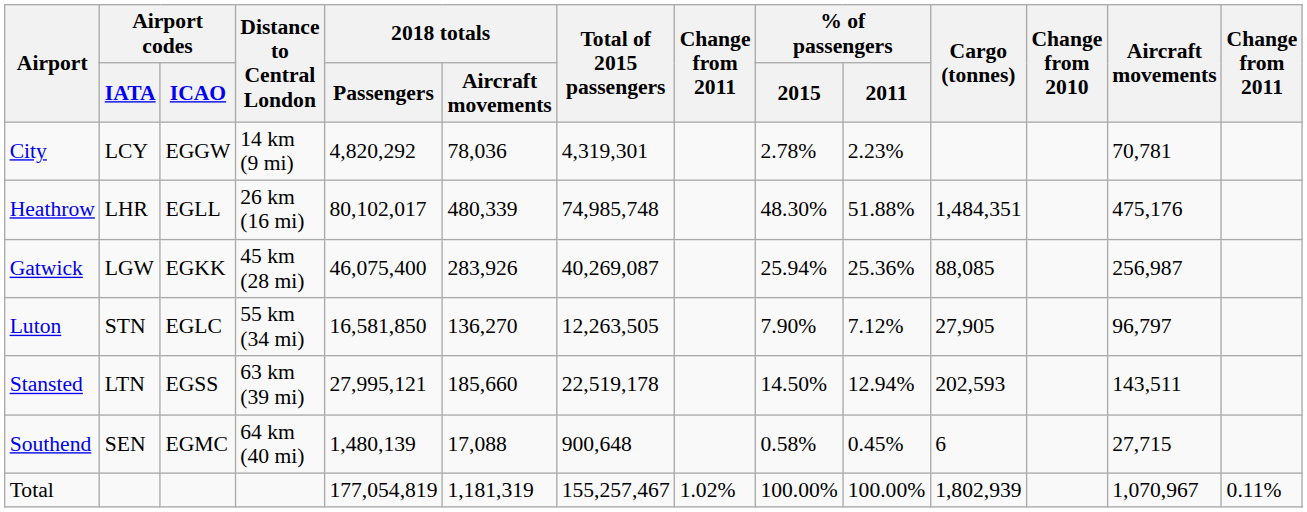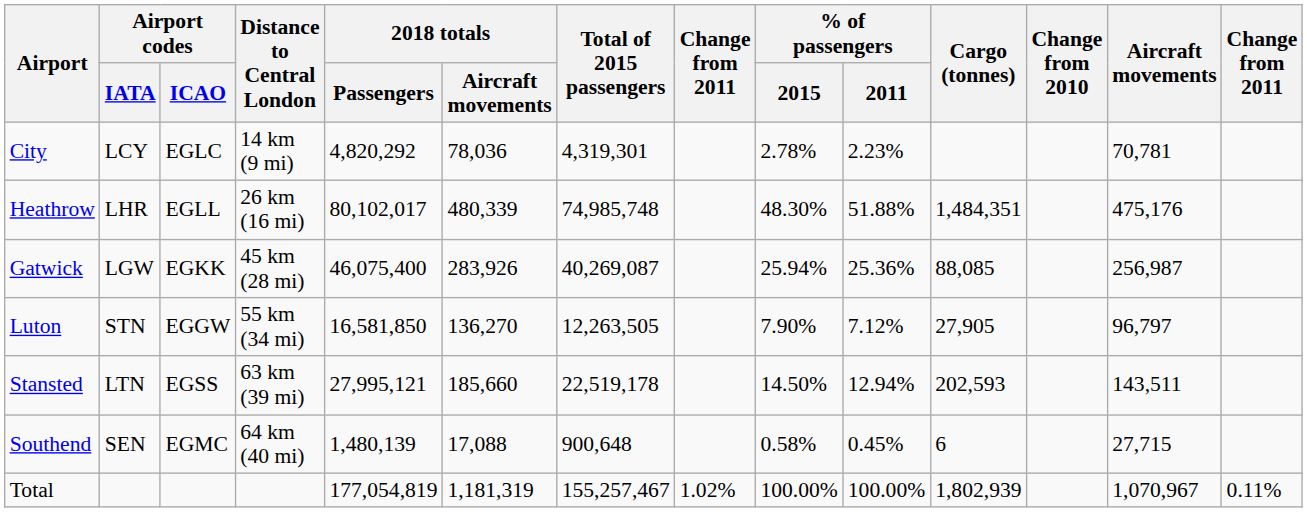(198, 150) EGGW -> (194, 150) EGLC
(194, 326) EGLC -> (198, 326) EGGW
